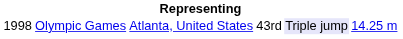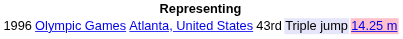(18, 26) 1998 -> (18, 26) 1996
(374, 26) no background -> (374, 26) pink background
